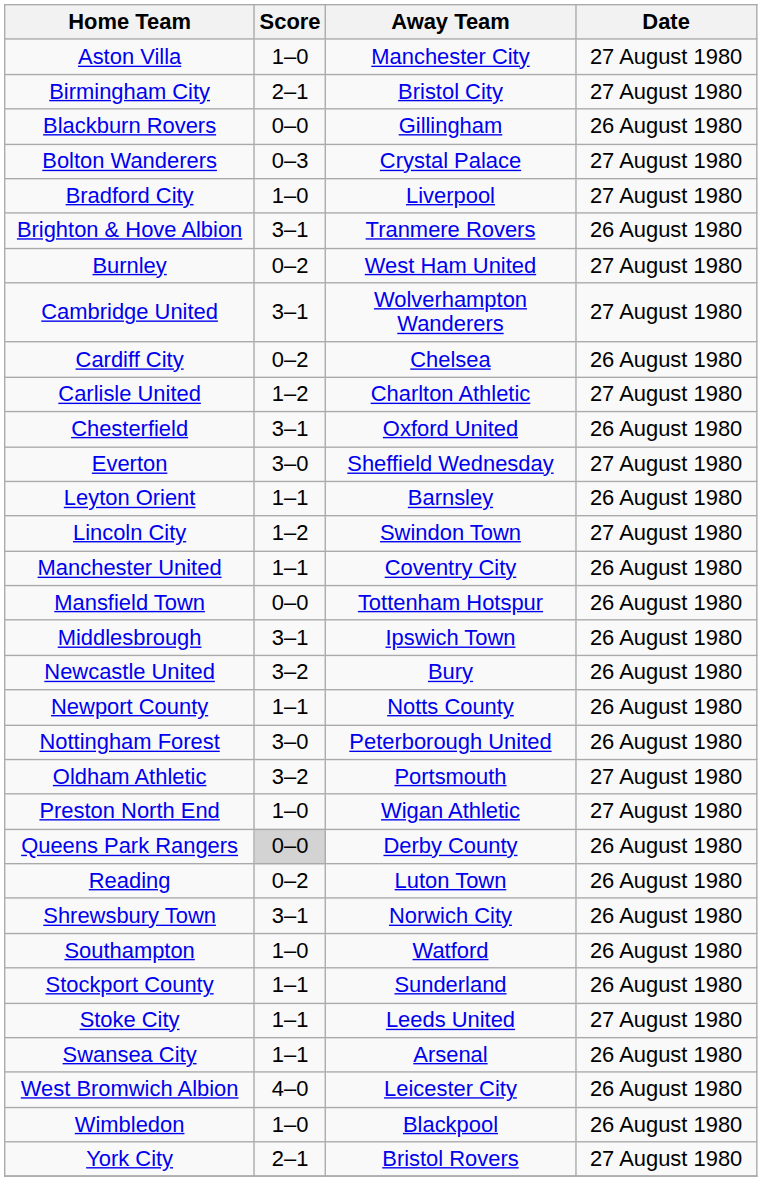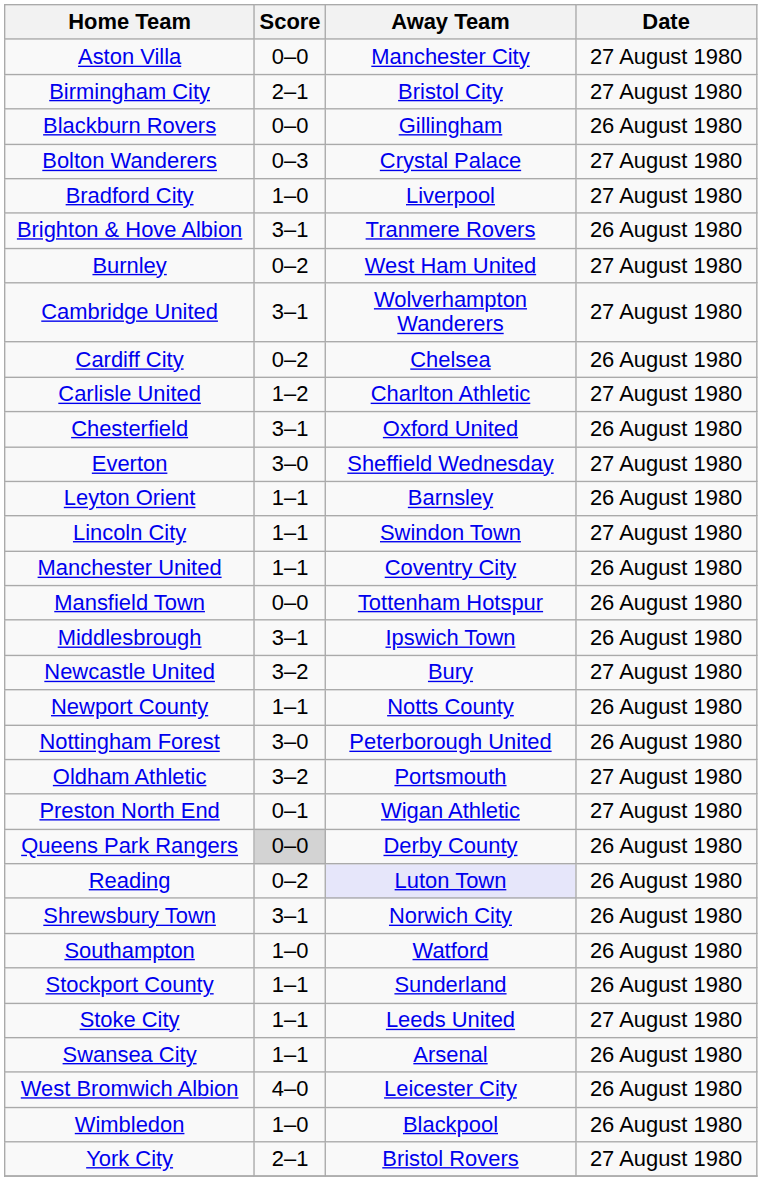(290, 56) 1–0 -> (290, 56) 0–0
(290, 533) 1–2 -> (290, 533) 1–1
(666, 672) 26 August 1980 -> (666, 672) 27 August 1980
(290, 811) 1–0 -> (290, 811) 0–1
(450, 880) no background -> (450, 880) lavender background
